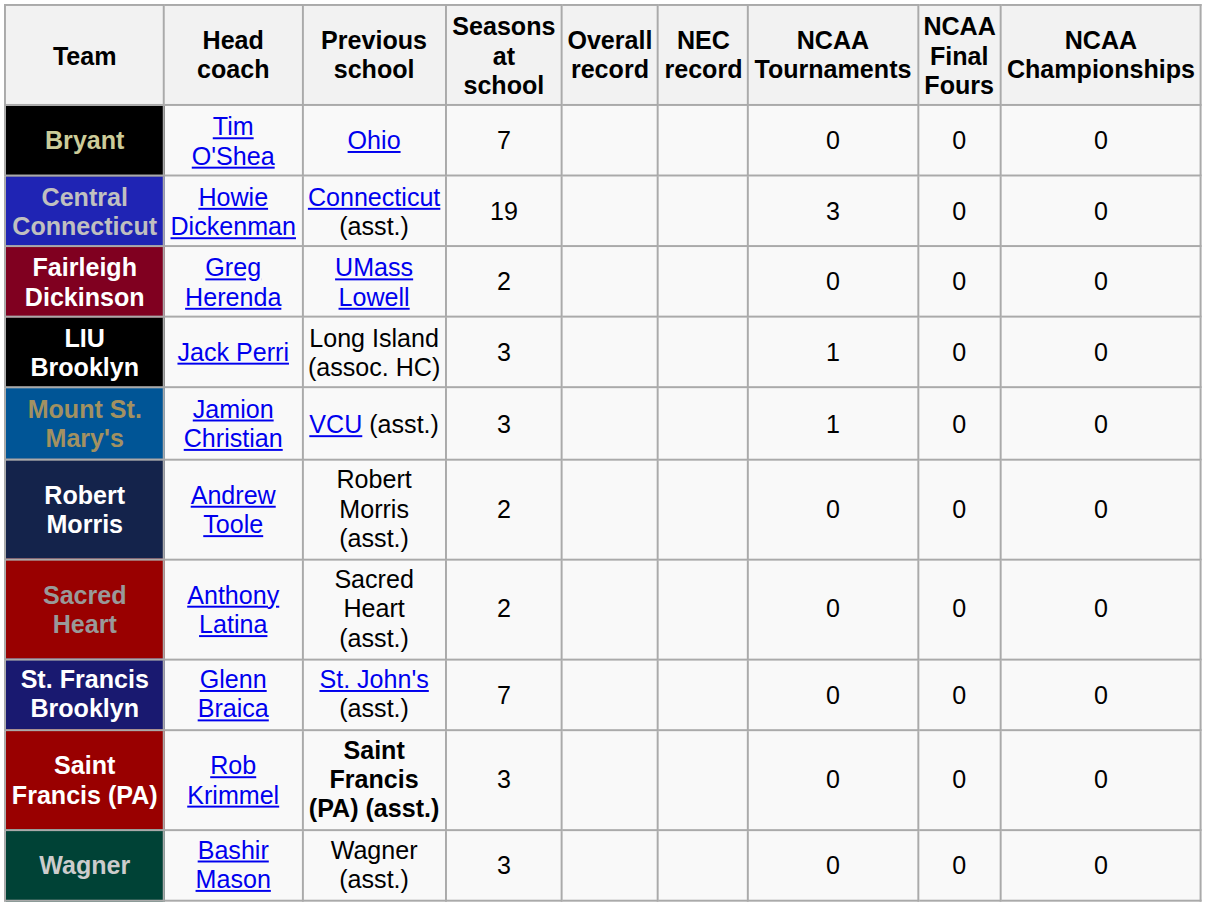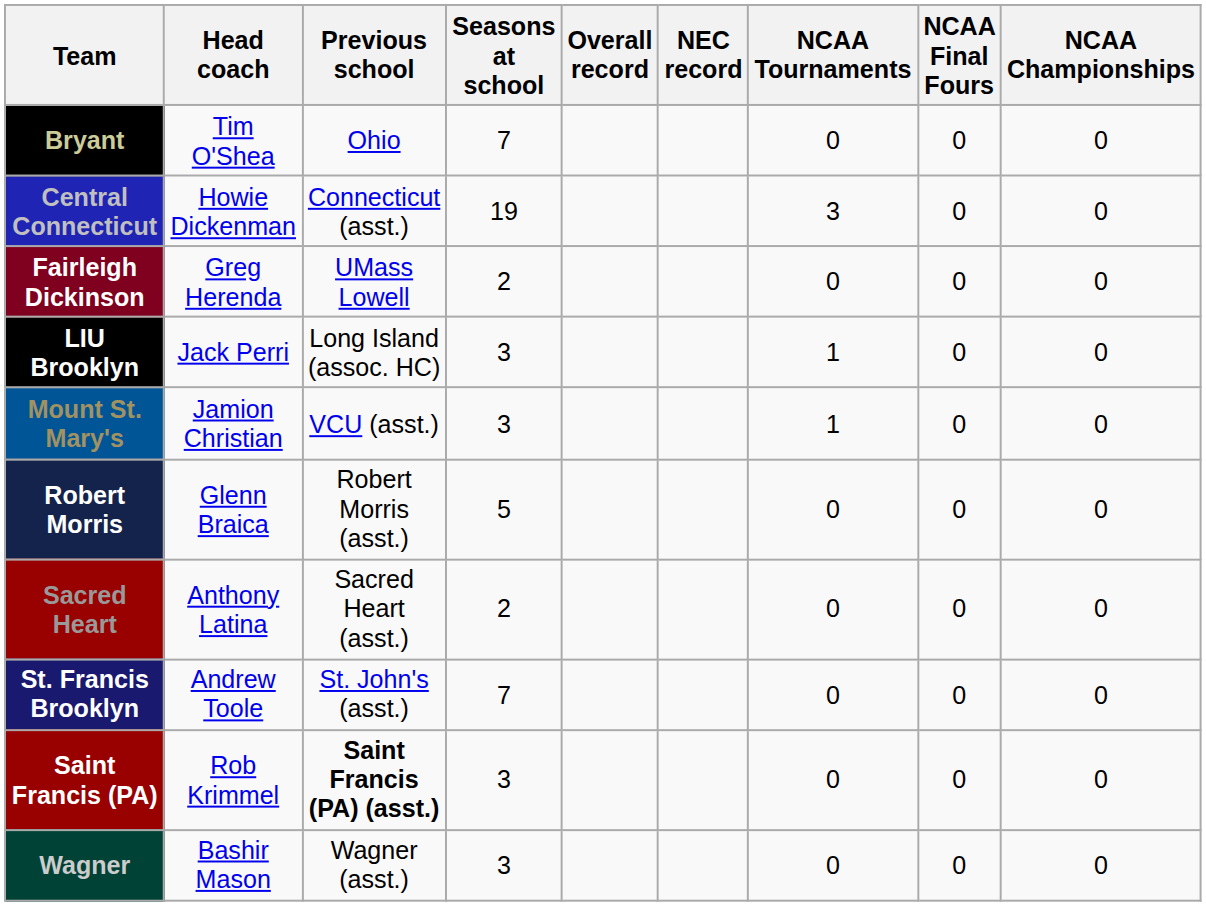(233, 509) Andrew Toole -> (233, 509) Glenn Braica
(504, 509) 2 -> (504, 509) 5
(233, 694) Glenn Braica -> (233, 694) Andrew Toole
